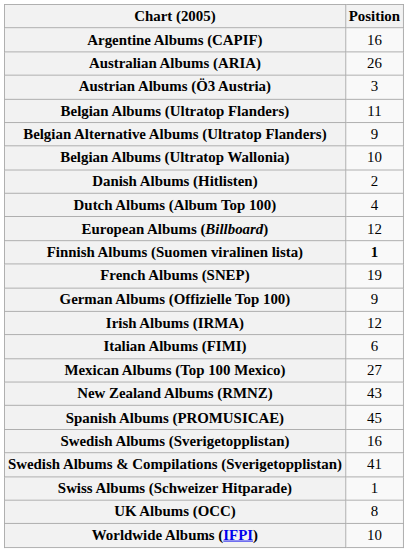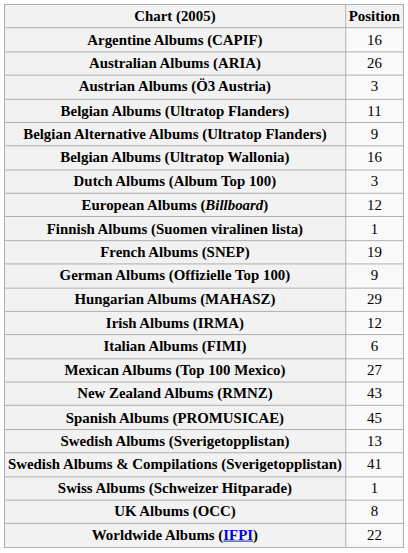(374, 157) 10 -> (374, 157) 16
- row: (175, 181)
(374, 205) 4 -> (374, 181) 3
(374, 252) bold -> (374, 228) normal
+ row: (175, 299)
(374, 441) 16 -> (374, 441) 13
(374, 535) 10 -> (374, 535) 22
